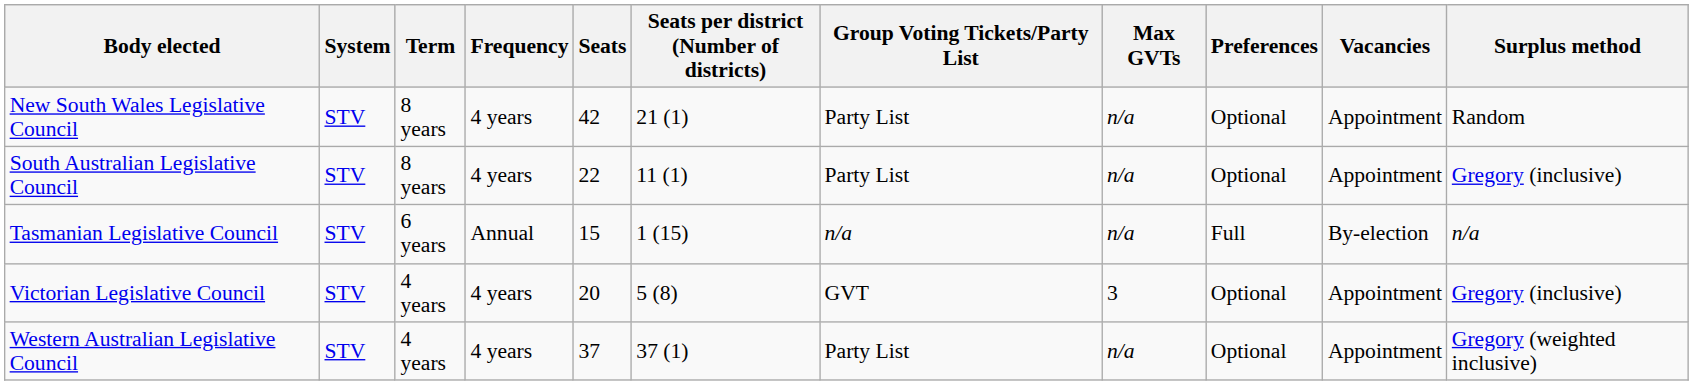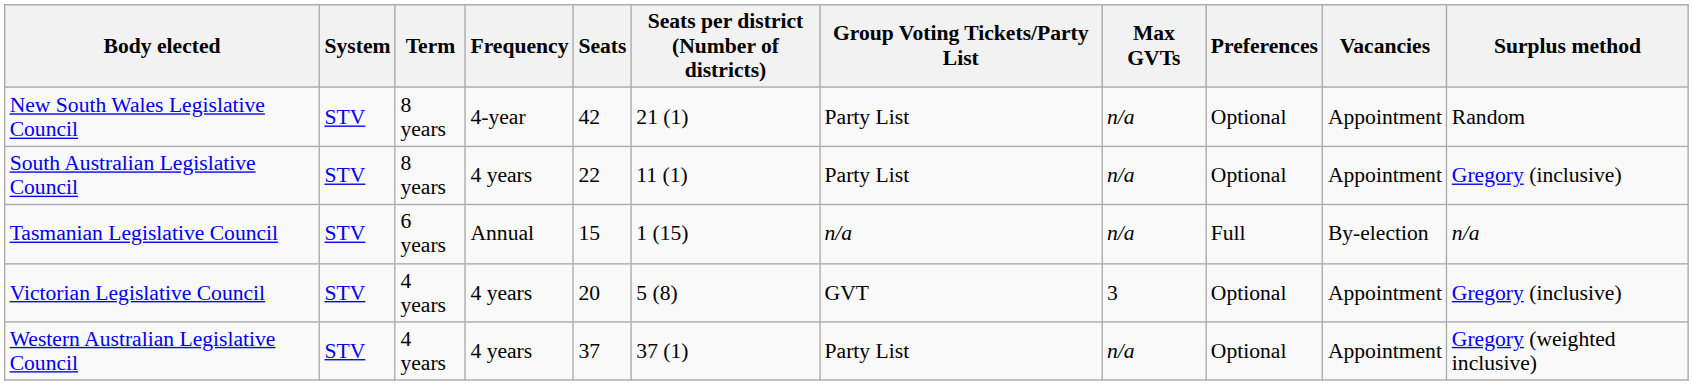(501, 116) 4 years -> (498, 116) 4-year
